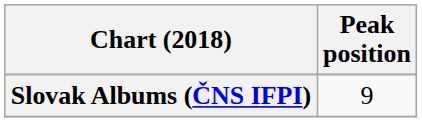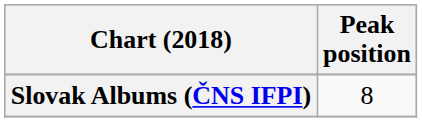(367, 95) 9 -> (367, 95) 8
